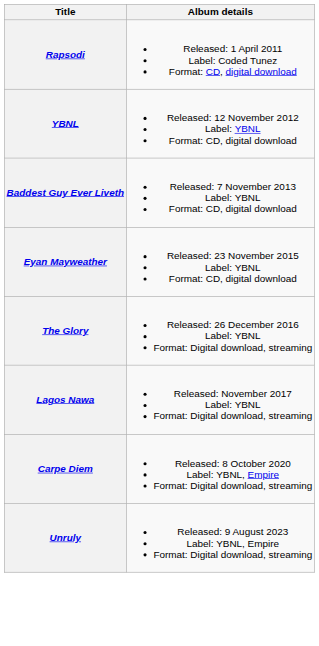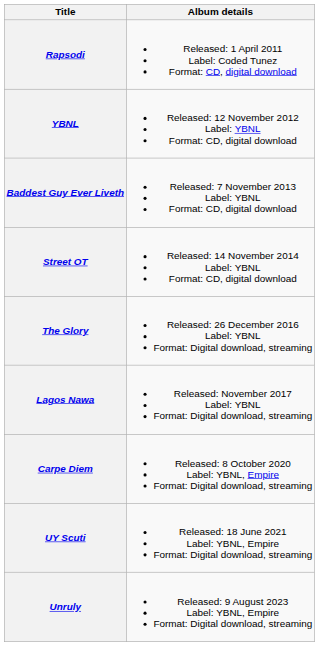+ row: (65, 261)
- row: (65, 261)
+ row: (65, 538)
